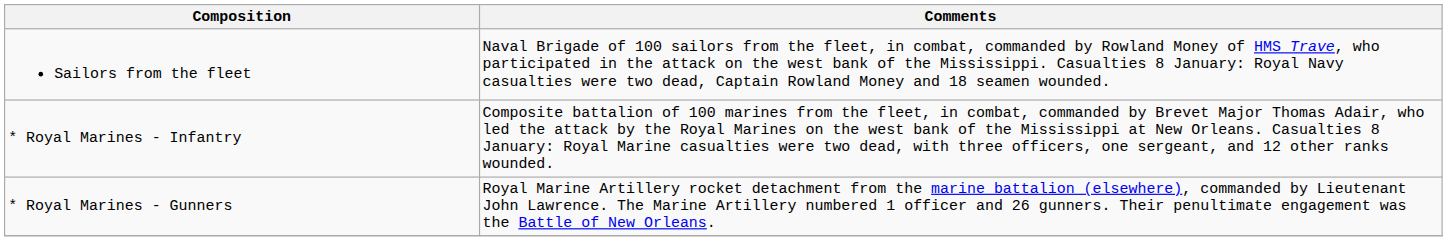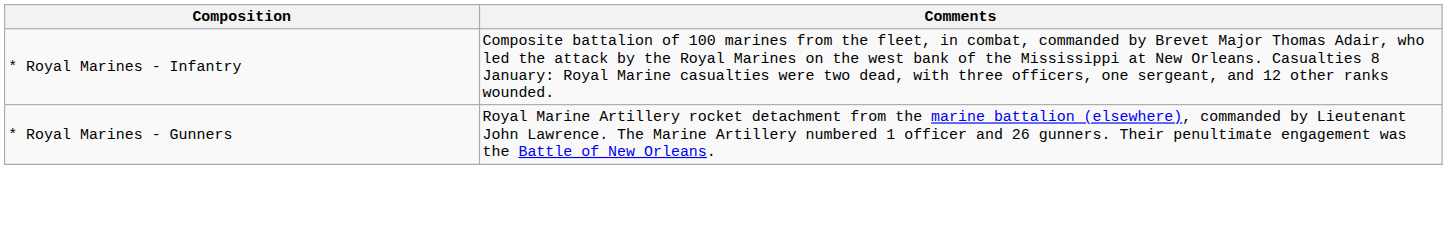- row: (242, 73)
